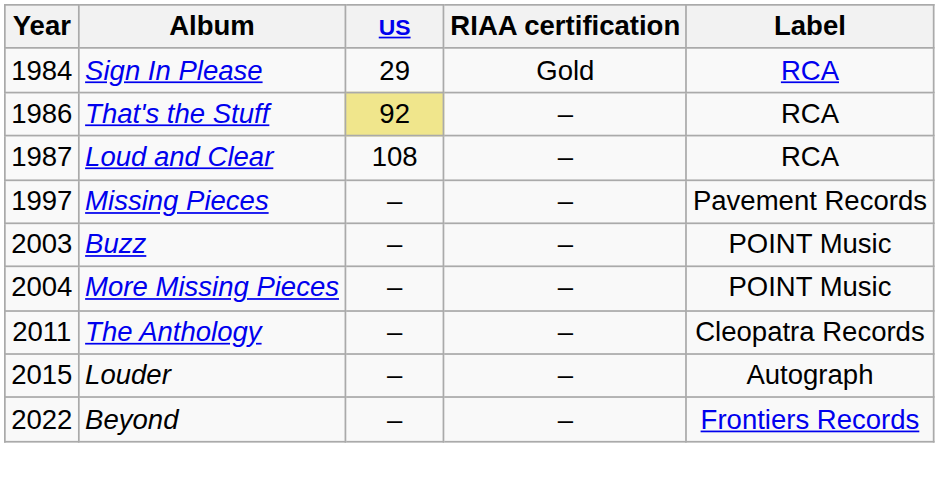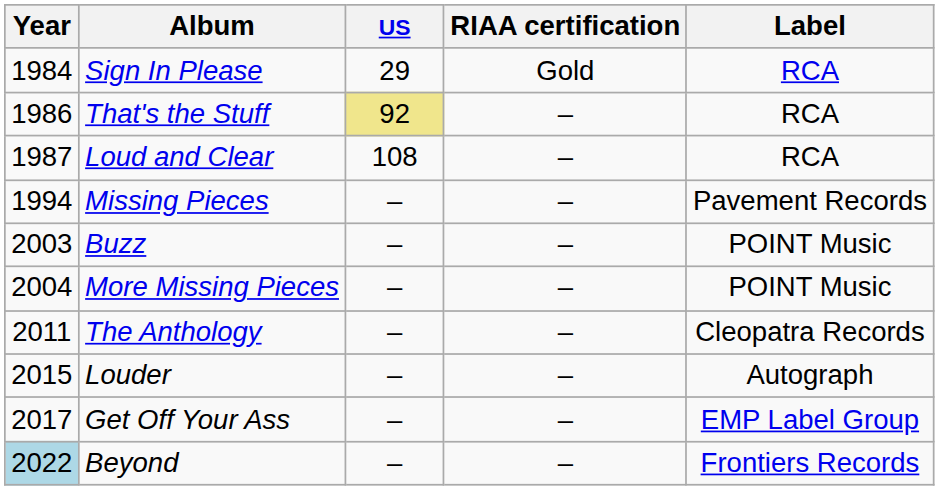(42, 200) 1997 -> (42, 200) 1994
+ row: (188, 419)
(42, 419) no background -> (42, 462) lightblue background
